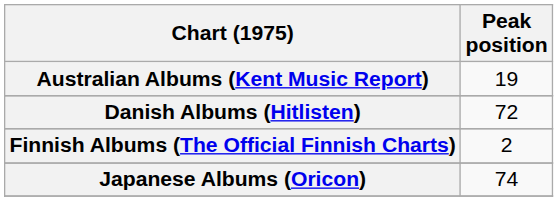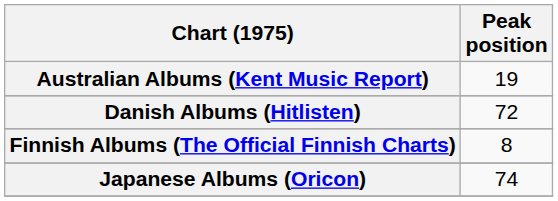(507, 145) 2 -> (507, 145) 8
